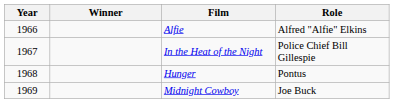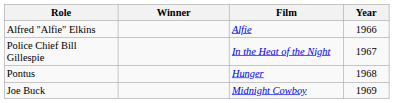columns swapped: (27, 12) <-> (332, 12)
